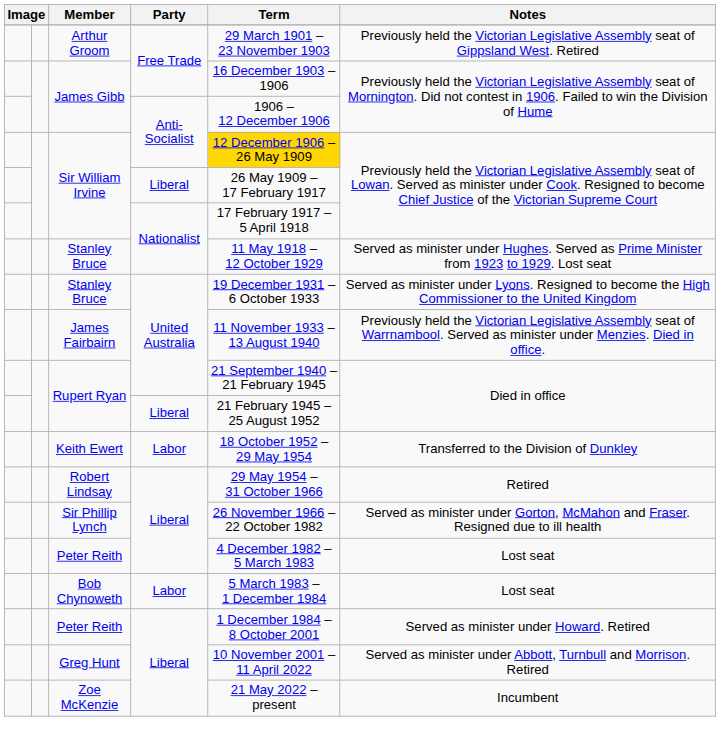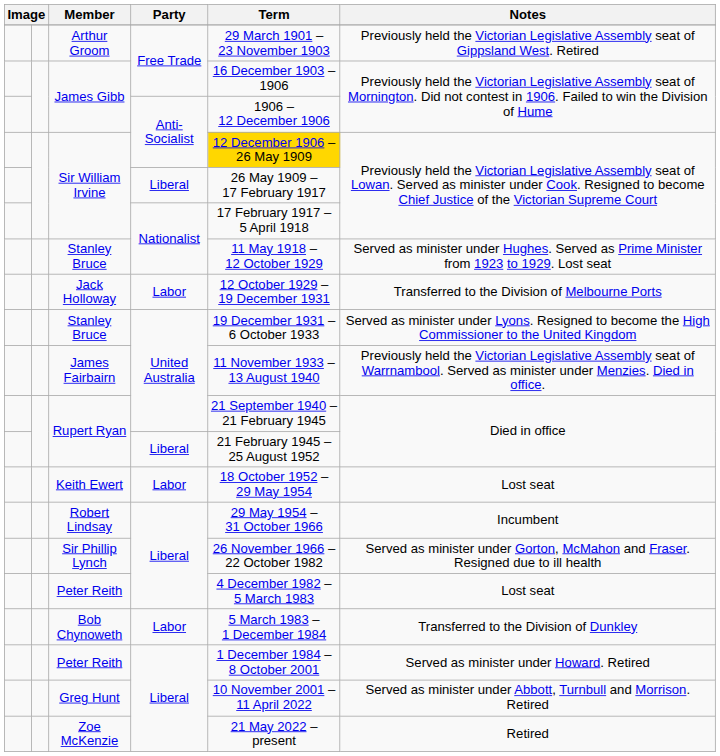+ row: (89, 292)
(528, 449) Transferred to the Division of Dunkley -> (528, 484) Lost seat
(528, 484) Retired -> (528, 520) Incumbent
(528, 591) Lost seat -> (528, 626) Transferred to the Division of Dunkley
(528, 698) Incumbent -> (528, 733) Retired
